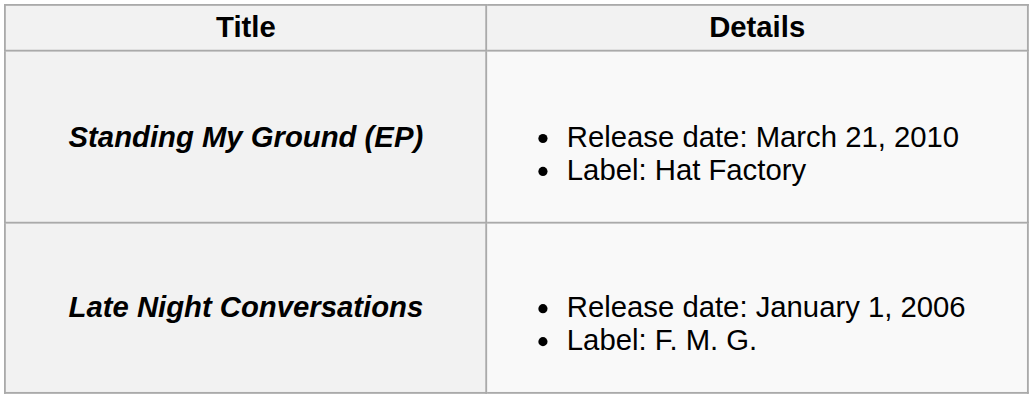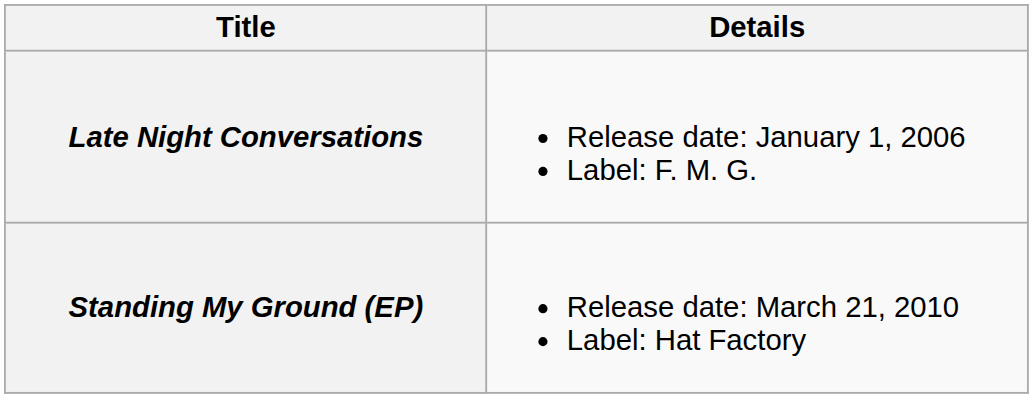rows swapped: (246, 307) <-> (246, 136)
